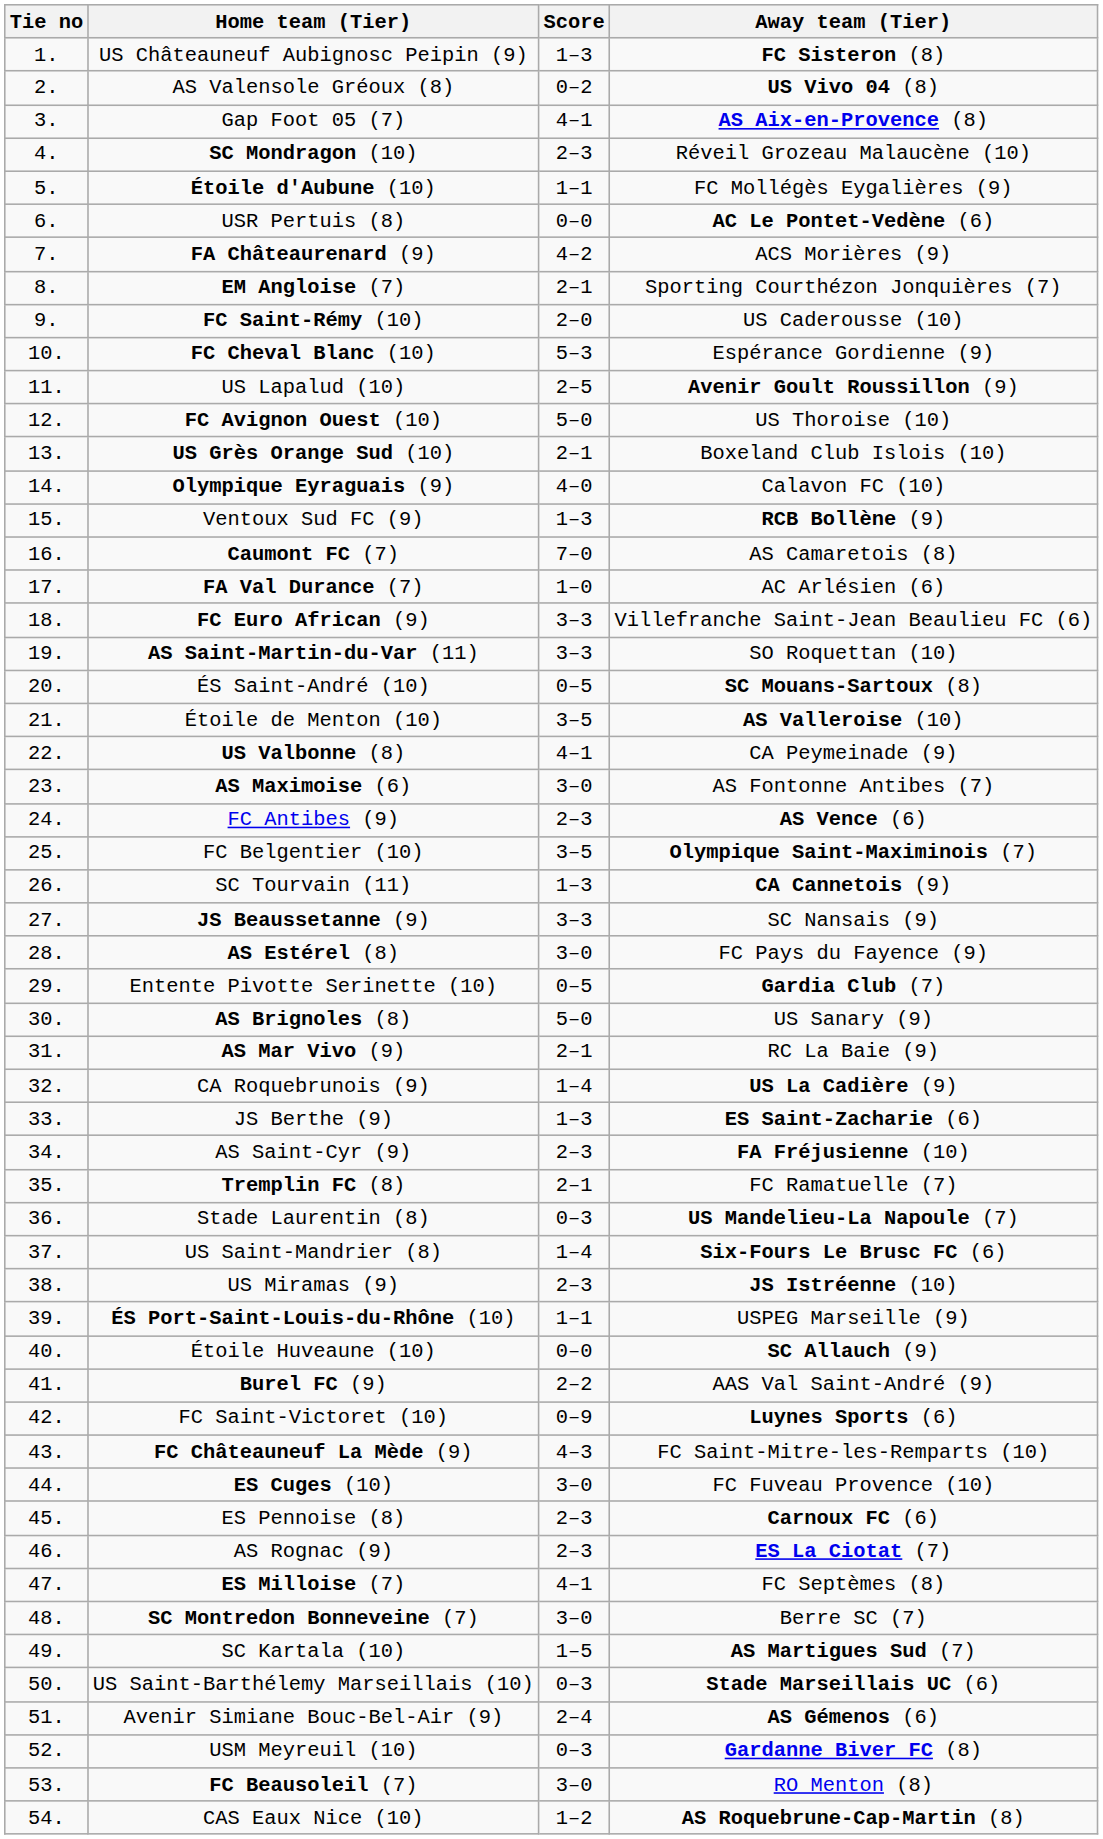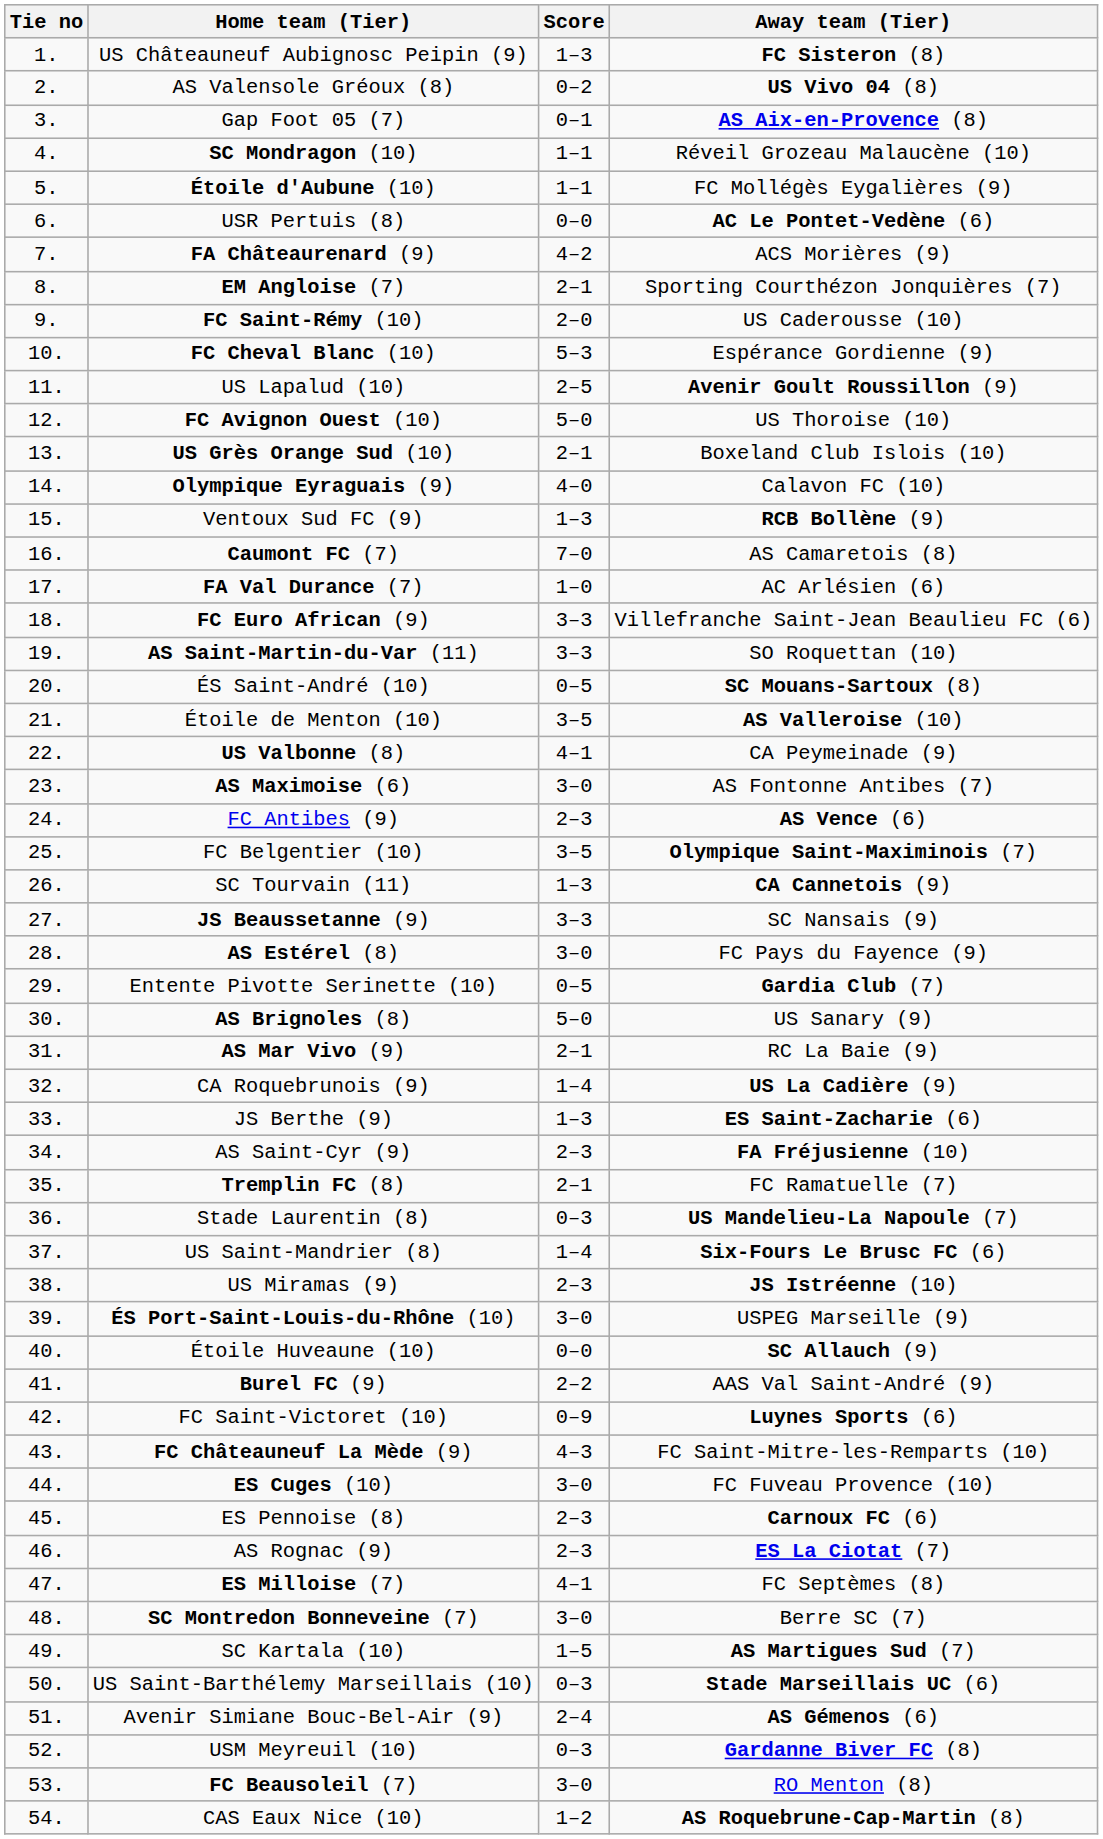(574, 121) 4–1 -> (574, 121) 0–1
(574, 154) 2–3 -> (574, 154) 1–1
(574, 1319) 1–1 -> (574, 1319) 3–0
